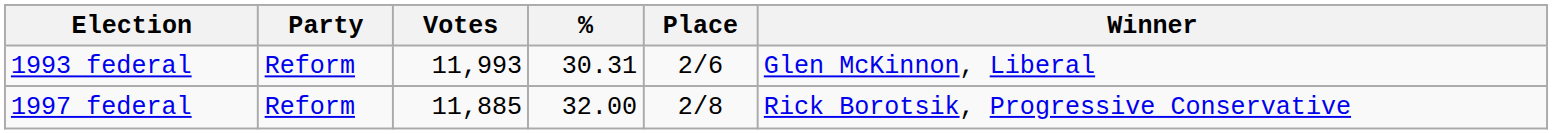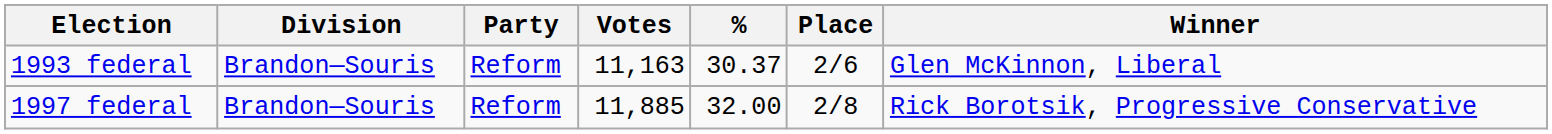+ column: (341, 25)
(477, 66) 11,993 -> (640, 66) 11,163
(599, 66) 30.31 -> (744, 66) 30.37
